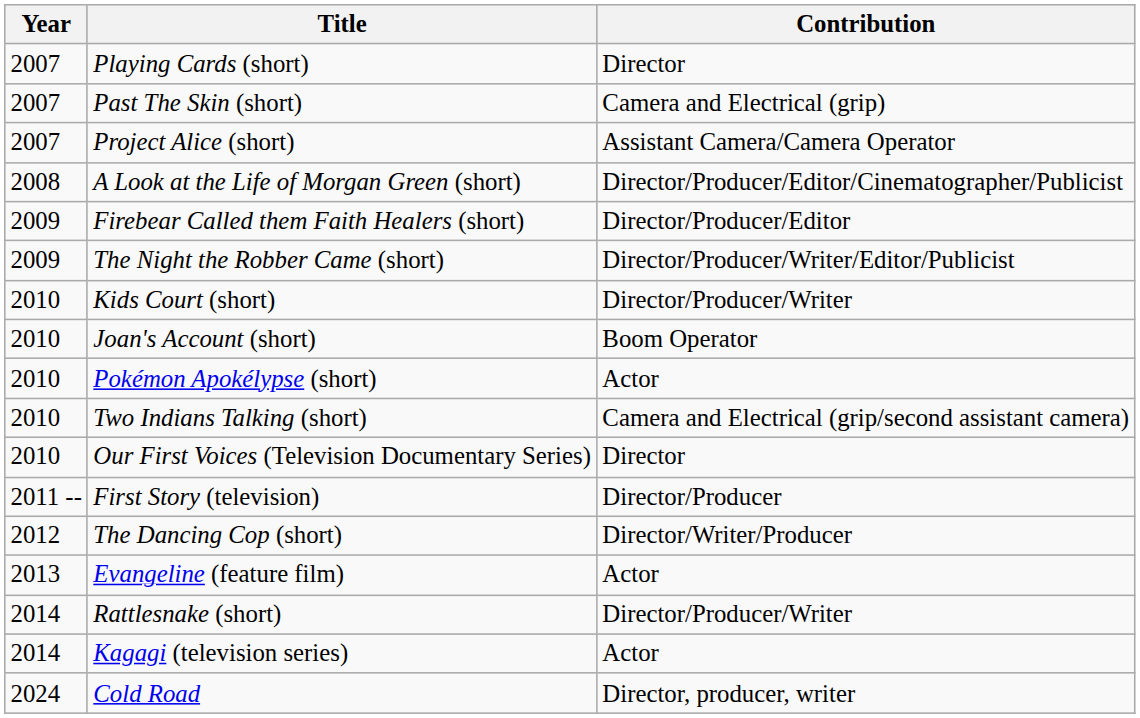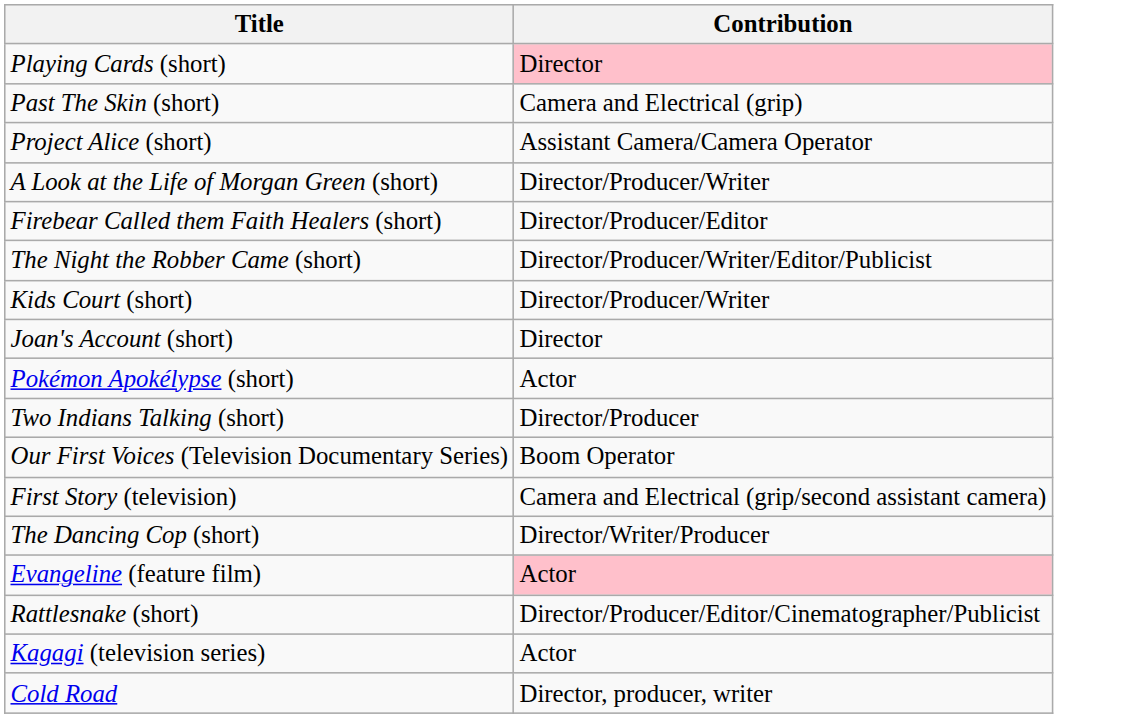- column: (46, 24)
(644, 63) no background -> (561, 63) pink background
(863, 181) Director/Producer/Editor/Cinematographer/Publicist -> (644, 181) Director/Producer/Writer
(680, 338) Boom Operator -> (561, 338) Director
(866, 417) Camera and Electrical (grip/second assistant camera) -> (609, 417) Director/Producer
(644, 456) Director -> (597, 456) Boom Operator
(692, 496) Director/Producer -> (783, 496) Camera and Electrical (grip/second assistant camera)
(631, 574) no background -> (548, 574) pink background
(727, 614) Director/Producer/Writer -> (780, 614) Director/Producer/Editor/Cinematographer/Publicist
